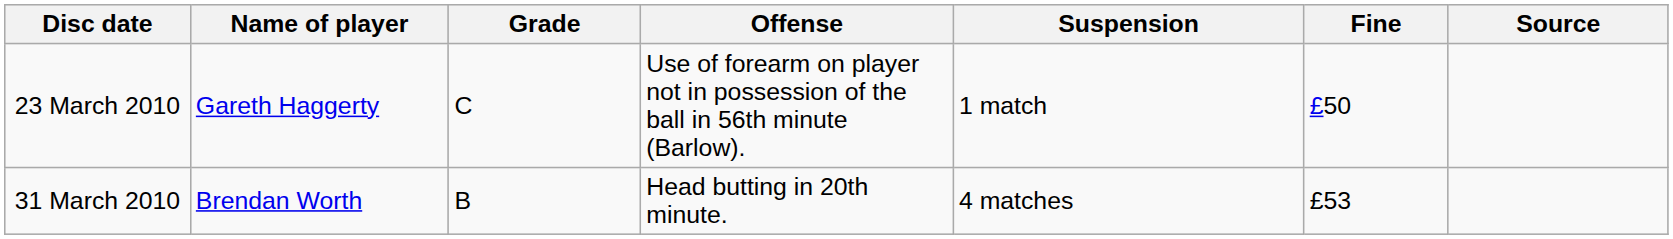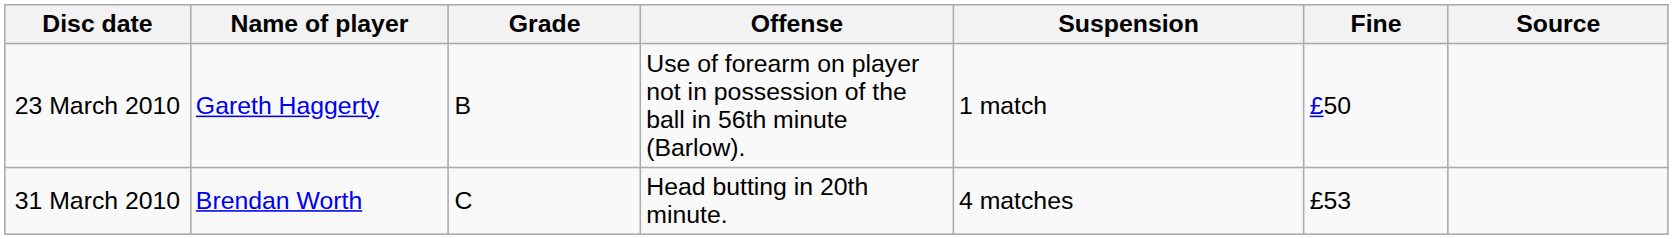(463, 105) C -> (463, 105) B
(463, 200) B -> (463, 200) C
